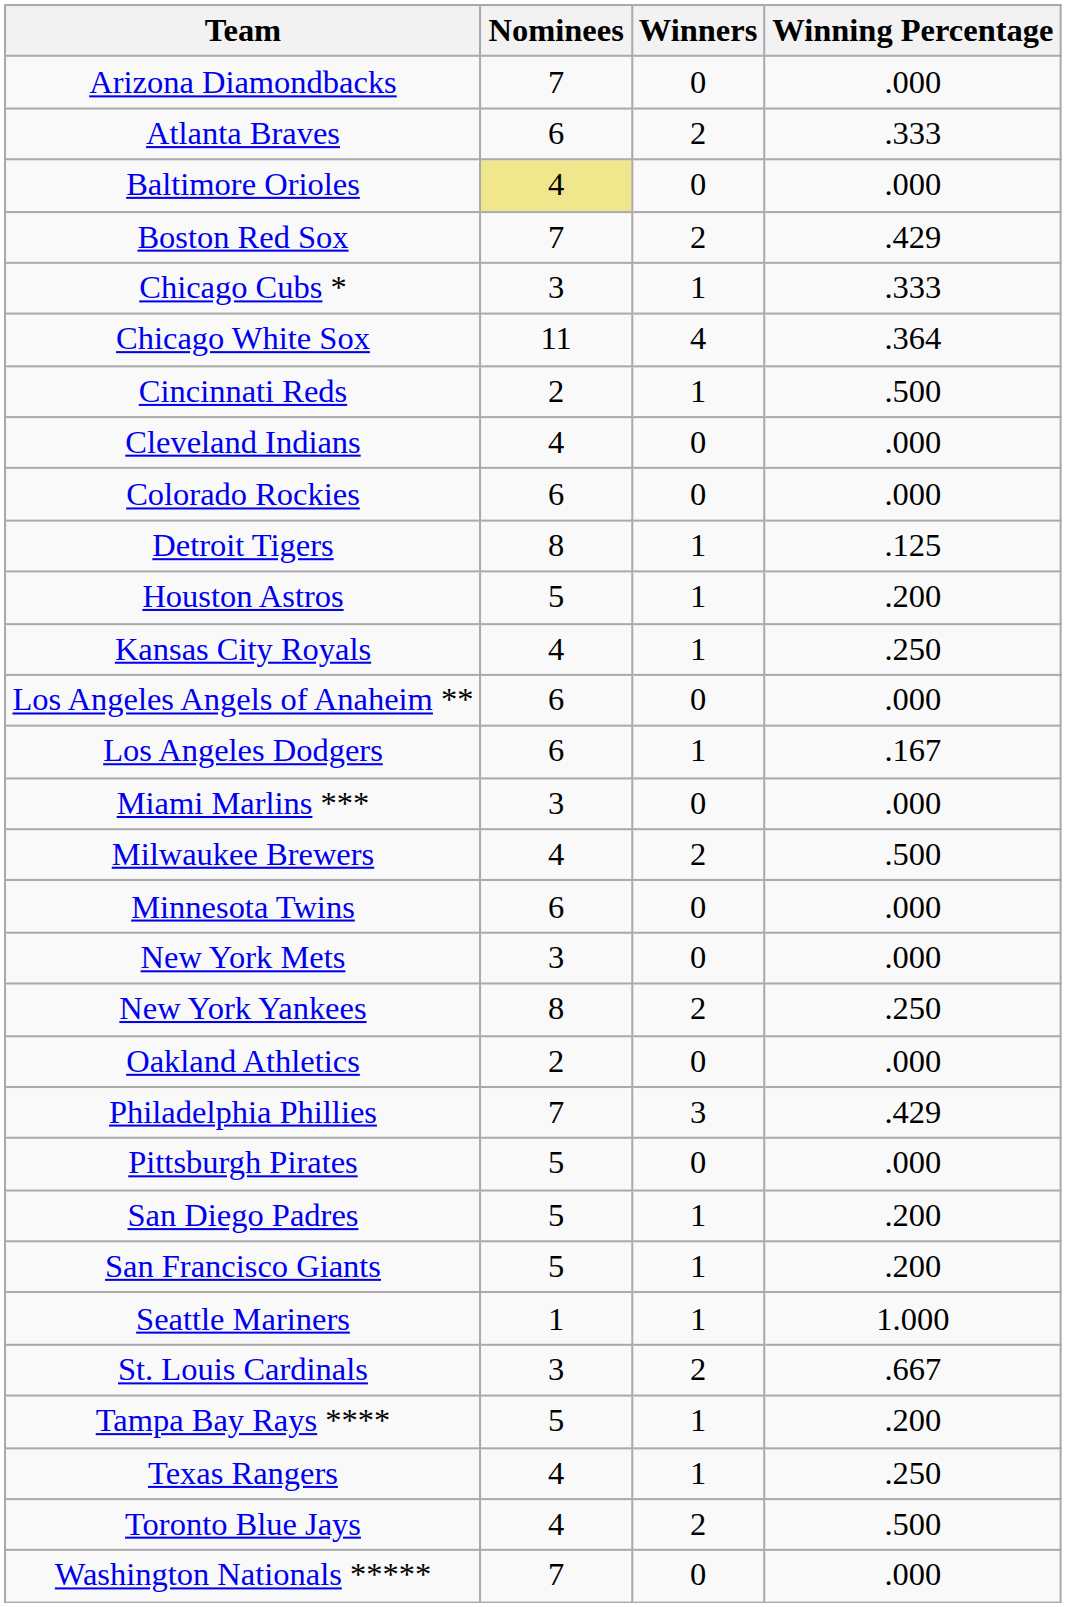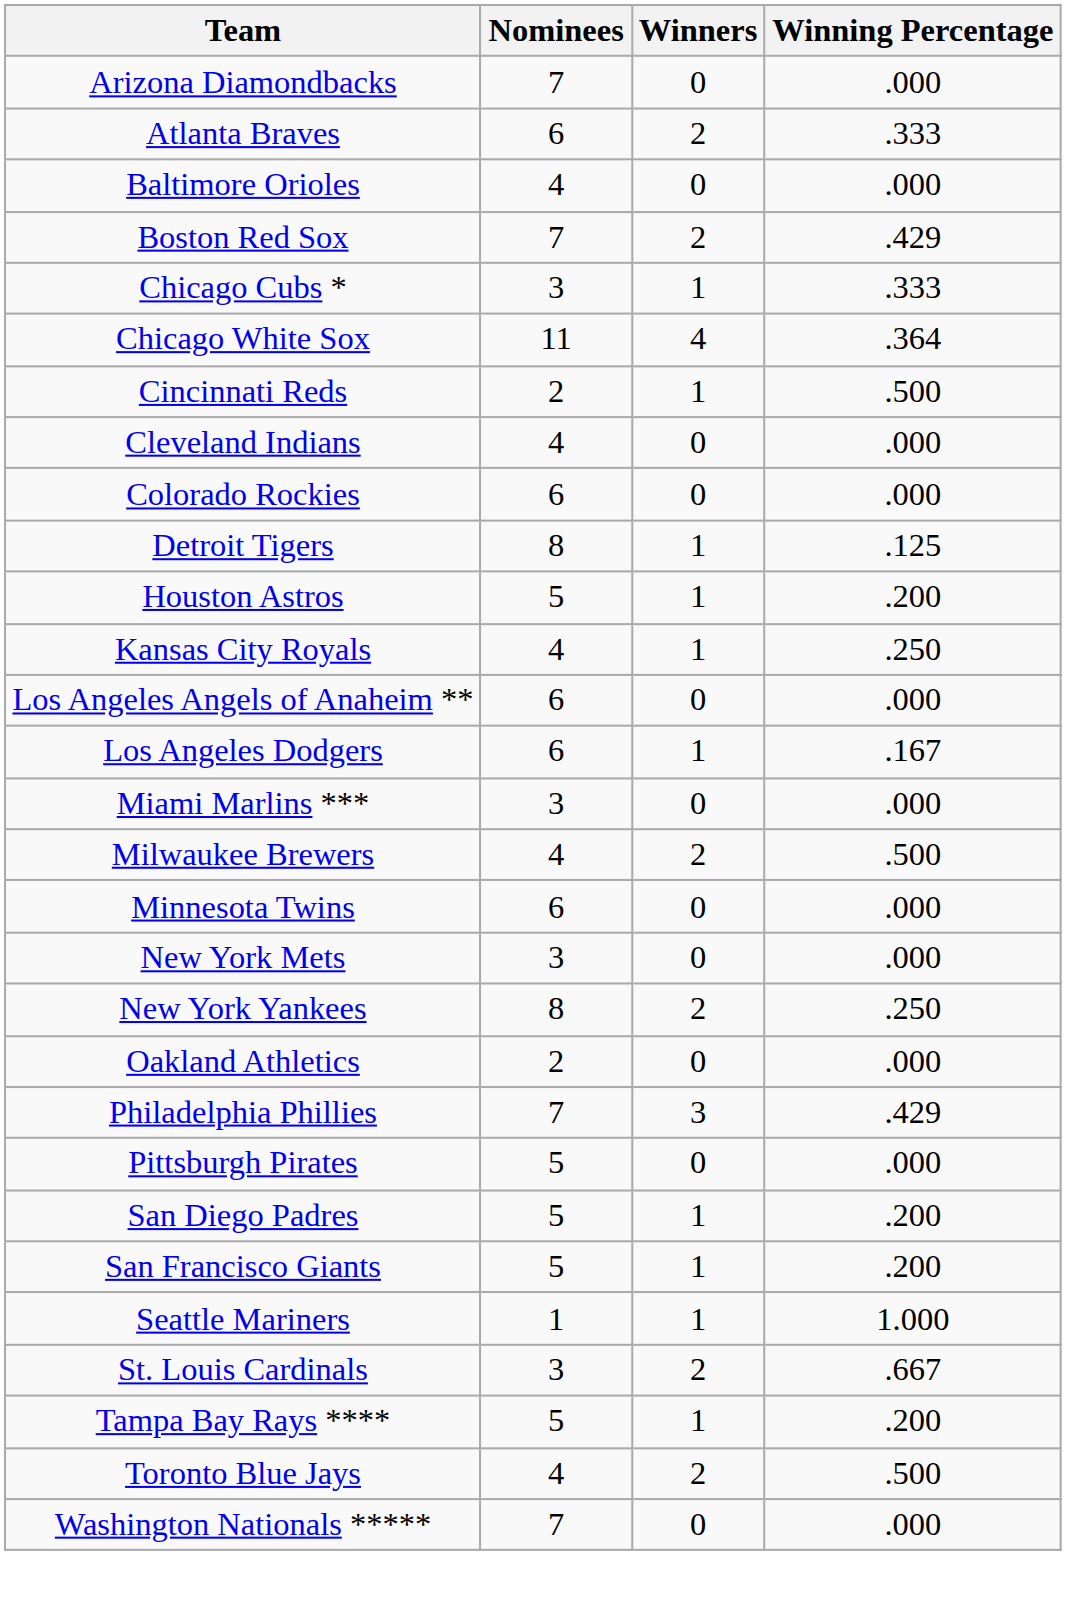(556, 184) khaki background -> (556, 184) no background
- row: (243, 1472)
